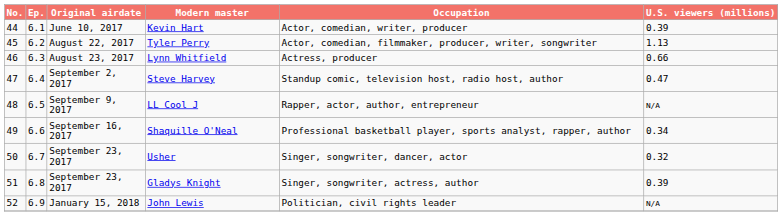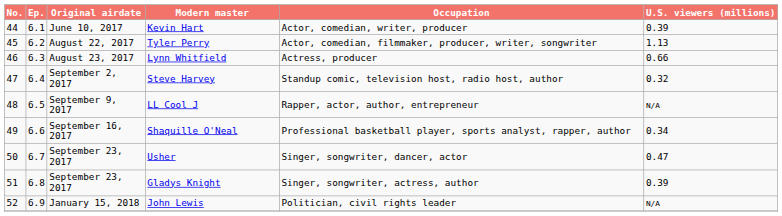(657, 78) 0.47 -> (657, 78) 0.32
(657, 157) 0.32 -> (657, 157) 0.47
